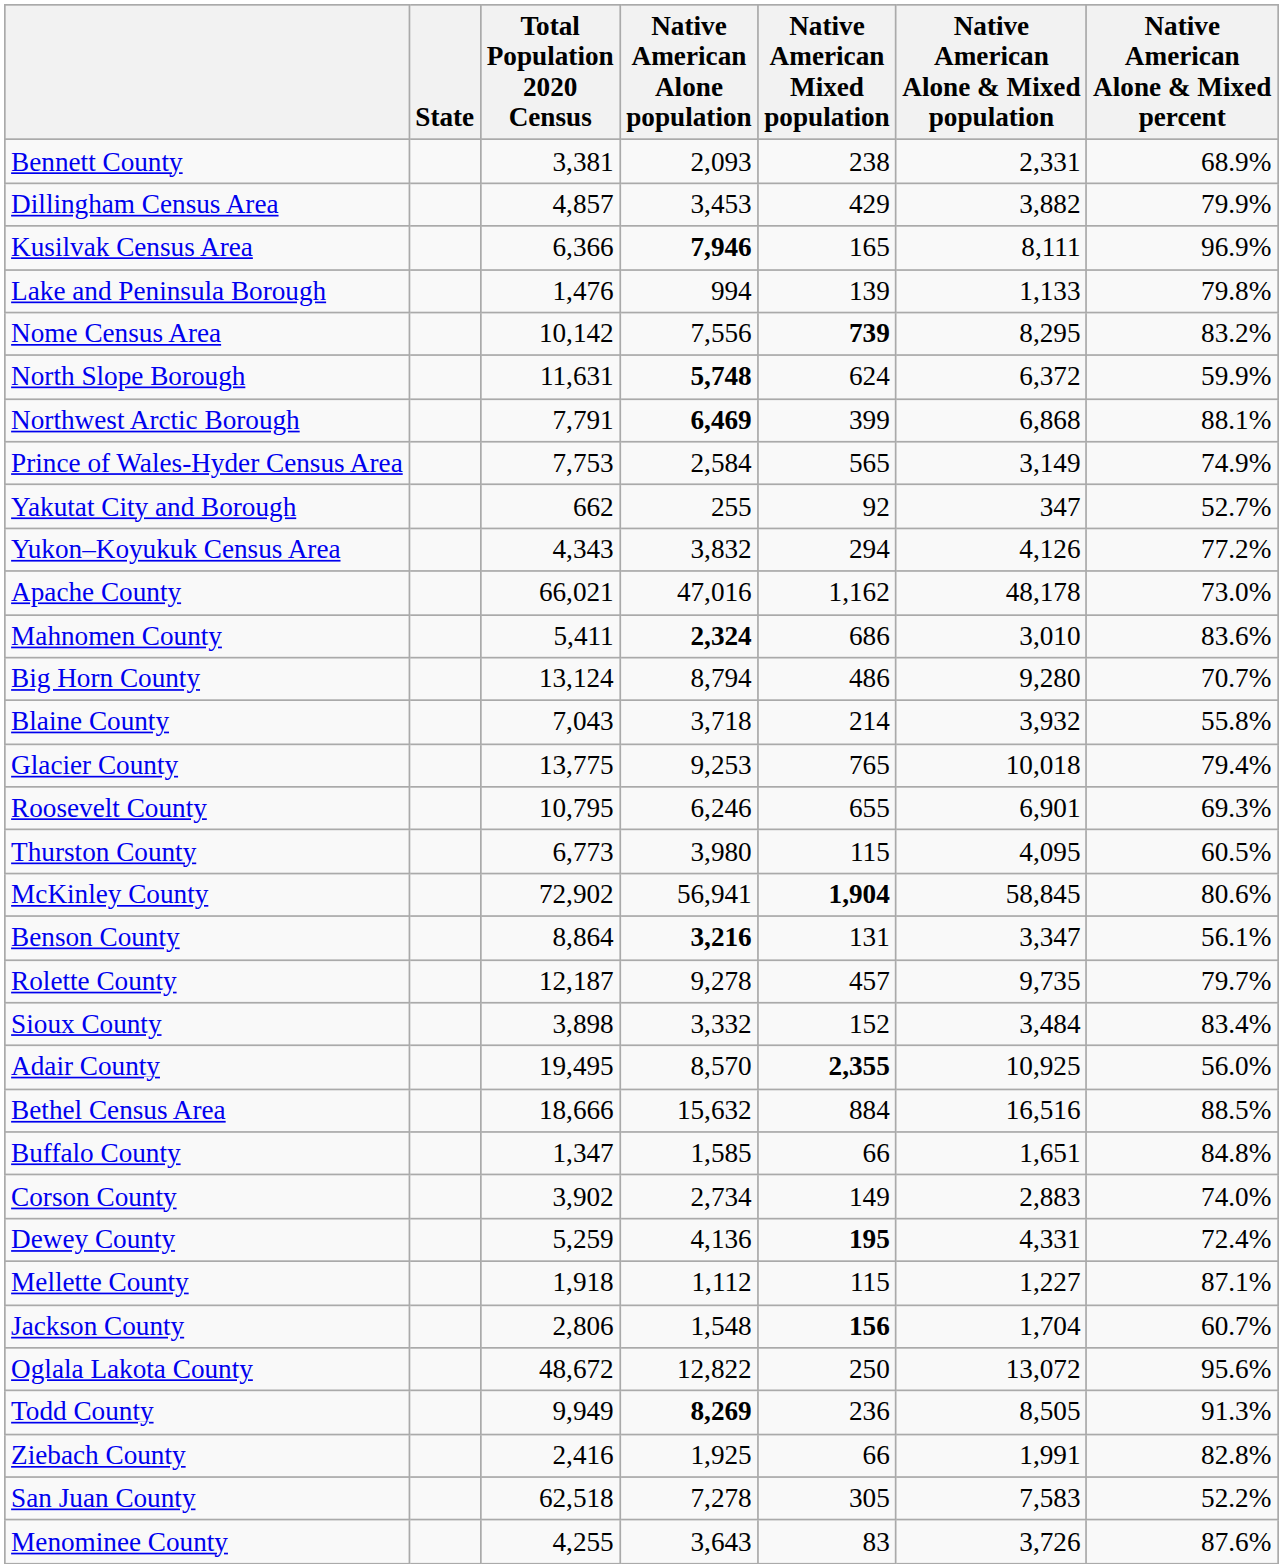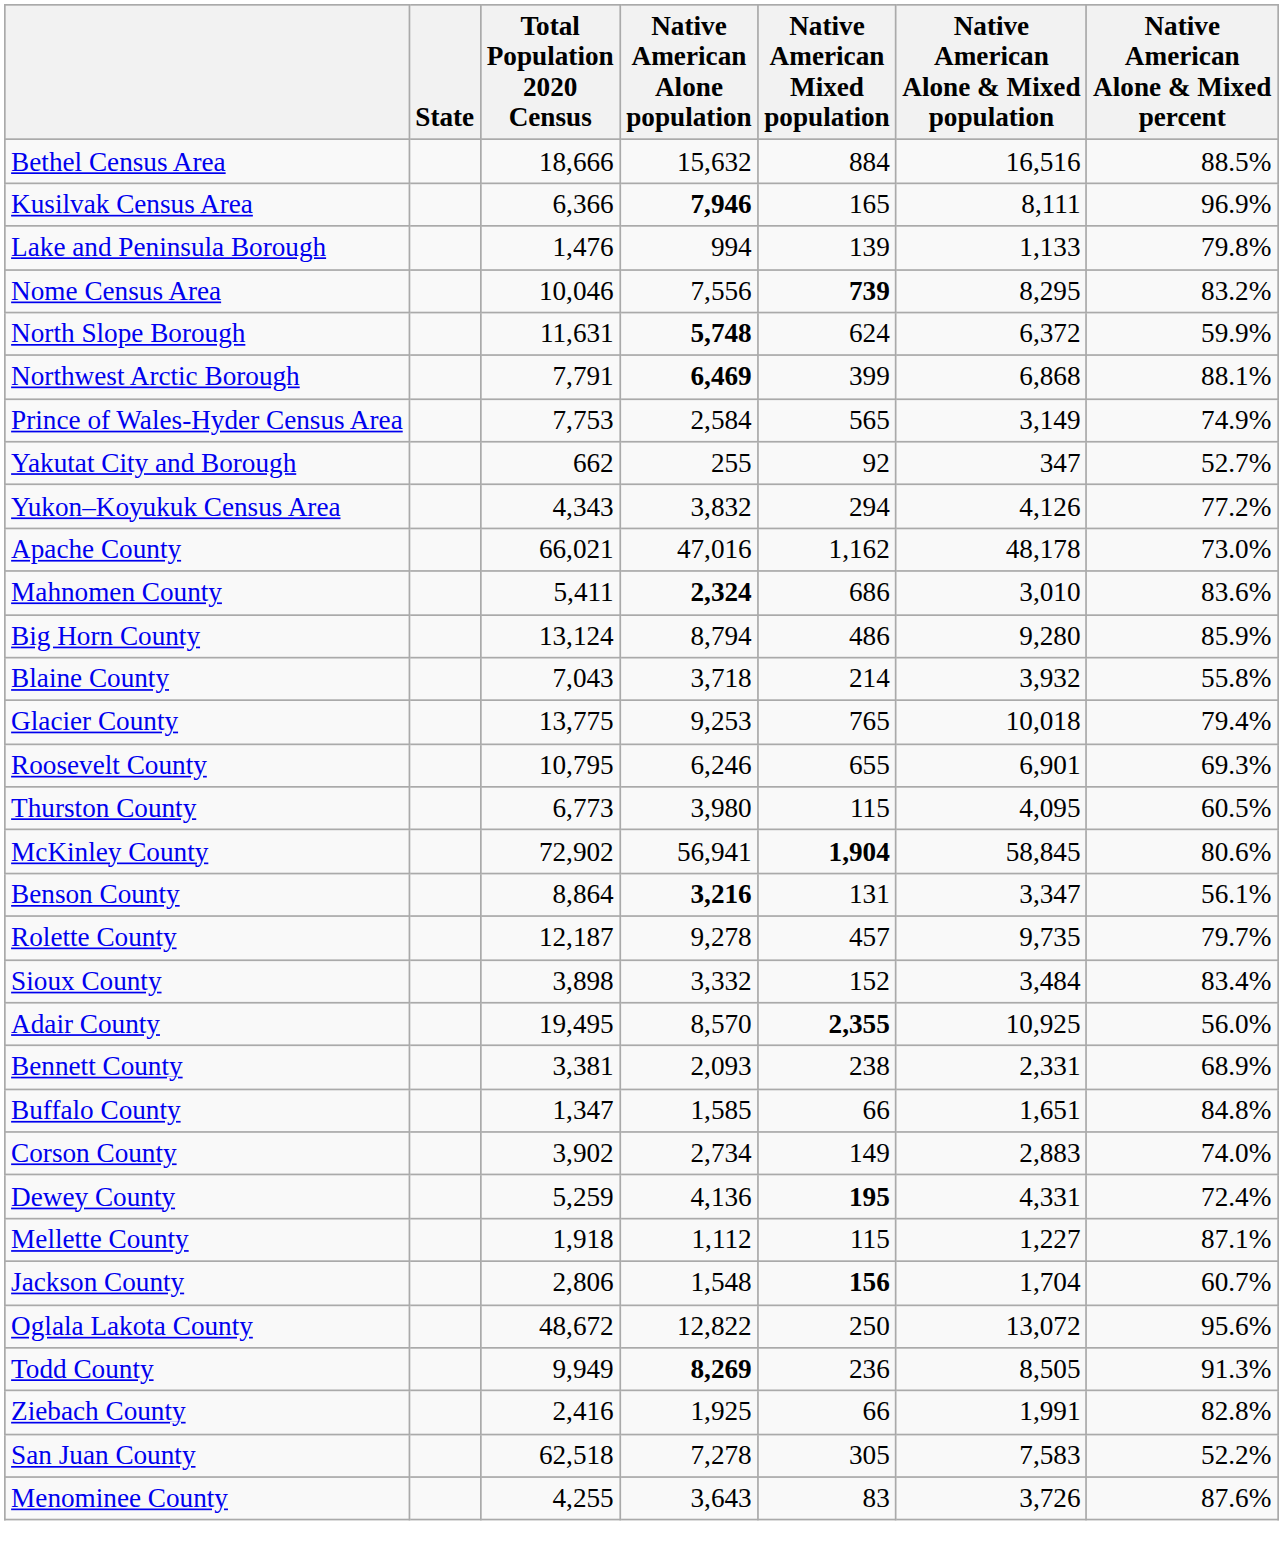rows swapped: (118, 1110) <-> (97, 161)
- row: (145, 204)
(576, 333) 10,142 -> (576, 290) 10,046
(1236, 678) 70.7% -> (1236, 635) 85.9%
